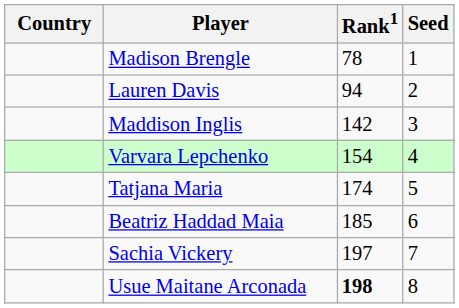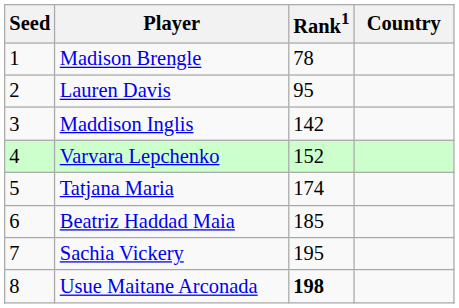columns swapped: (54, 23) <-> (428, 23)
(352, 91) 94 -> (303, 91) 95
(357, 156) 154 -> (309, 156) 152
(357, 253) 197 -> (309, 253) 195
